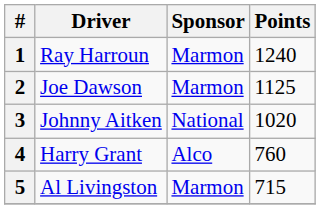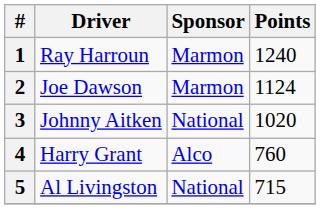(275, 87) 1125 -> (275, 87) 1124
(208, 187) Marmon -> (208, 187) National
